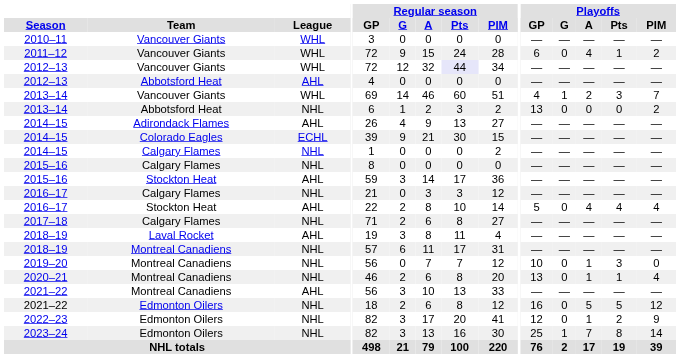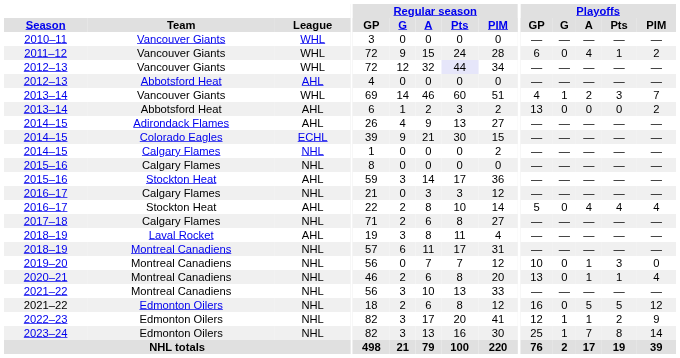(313, 109) NHL -> (313, 109) AHL
(313, 291) AHL -> (313, 291) NHL
(564, 319) 0 -> (564, 319) 1
